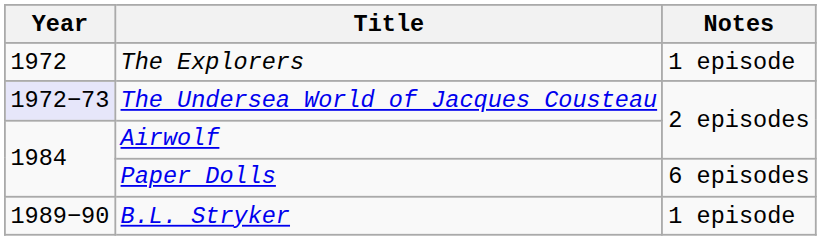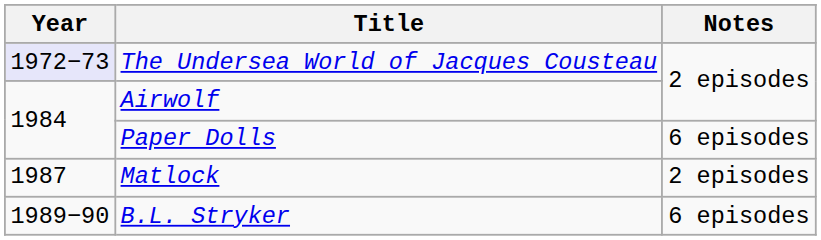- row: (212, 62)
+ row: (170, 177)
(732, 216) 1 episode -> (739, 216) 6 episodes
